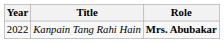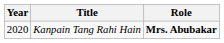(18, 30) 2022 -> (18, 30) 2020
